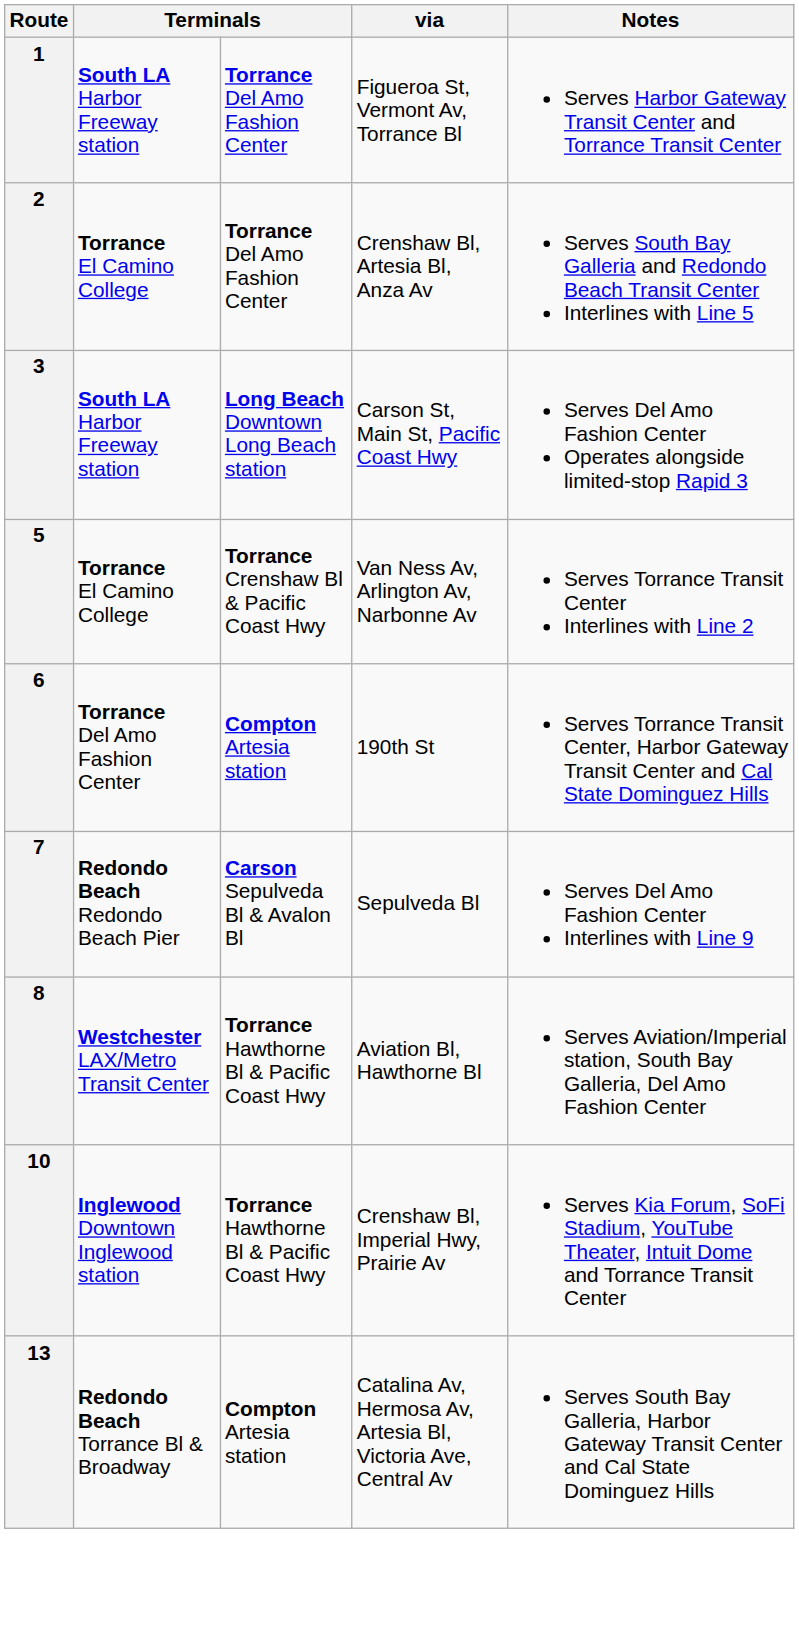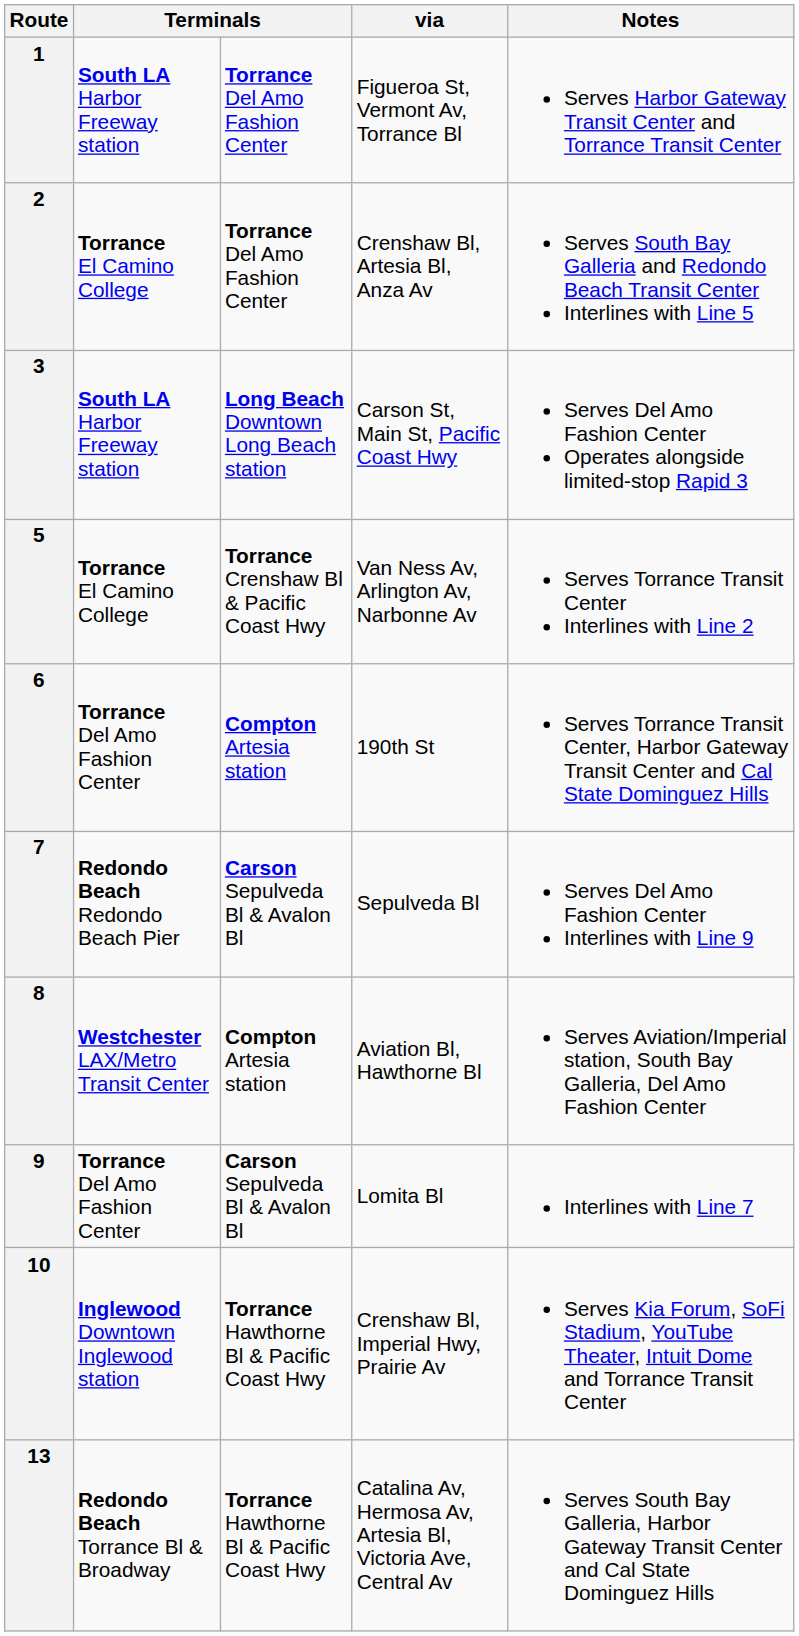(278, 1060) Torrance Hawthorne Bl & Pacific Coast Hwy -> (271, 1060) Compton Artesia station
+ row: (39, 1161)
(271, 1431) Compton Artesia station -> (278, 1535) Torrance Hawthorne Bl & Pacific Coast Hwy
